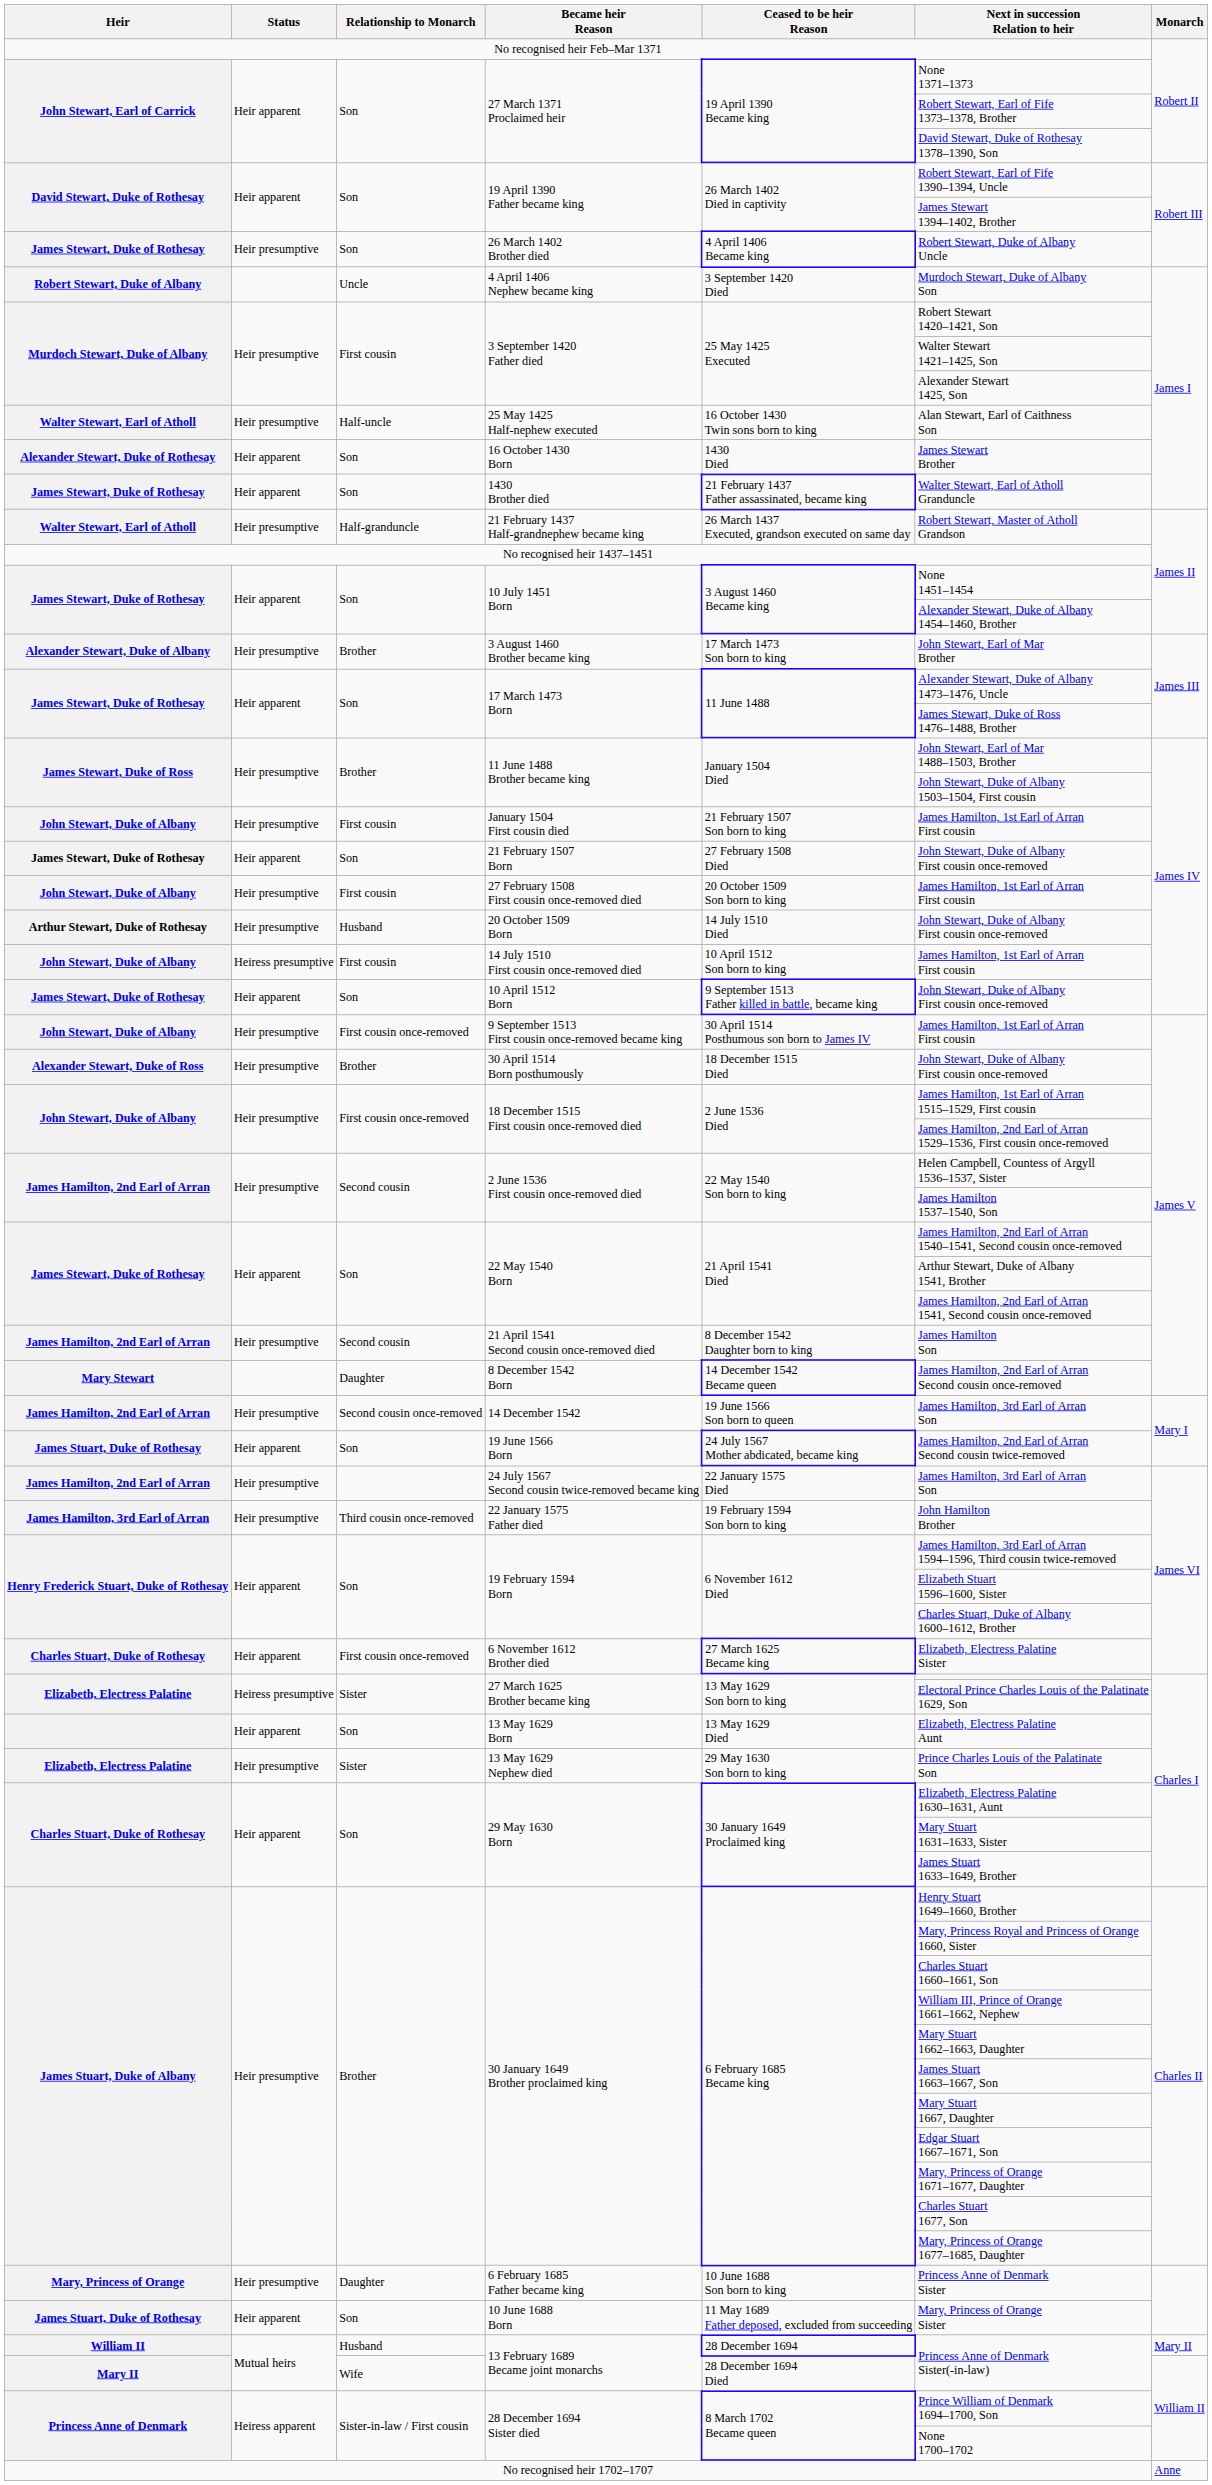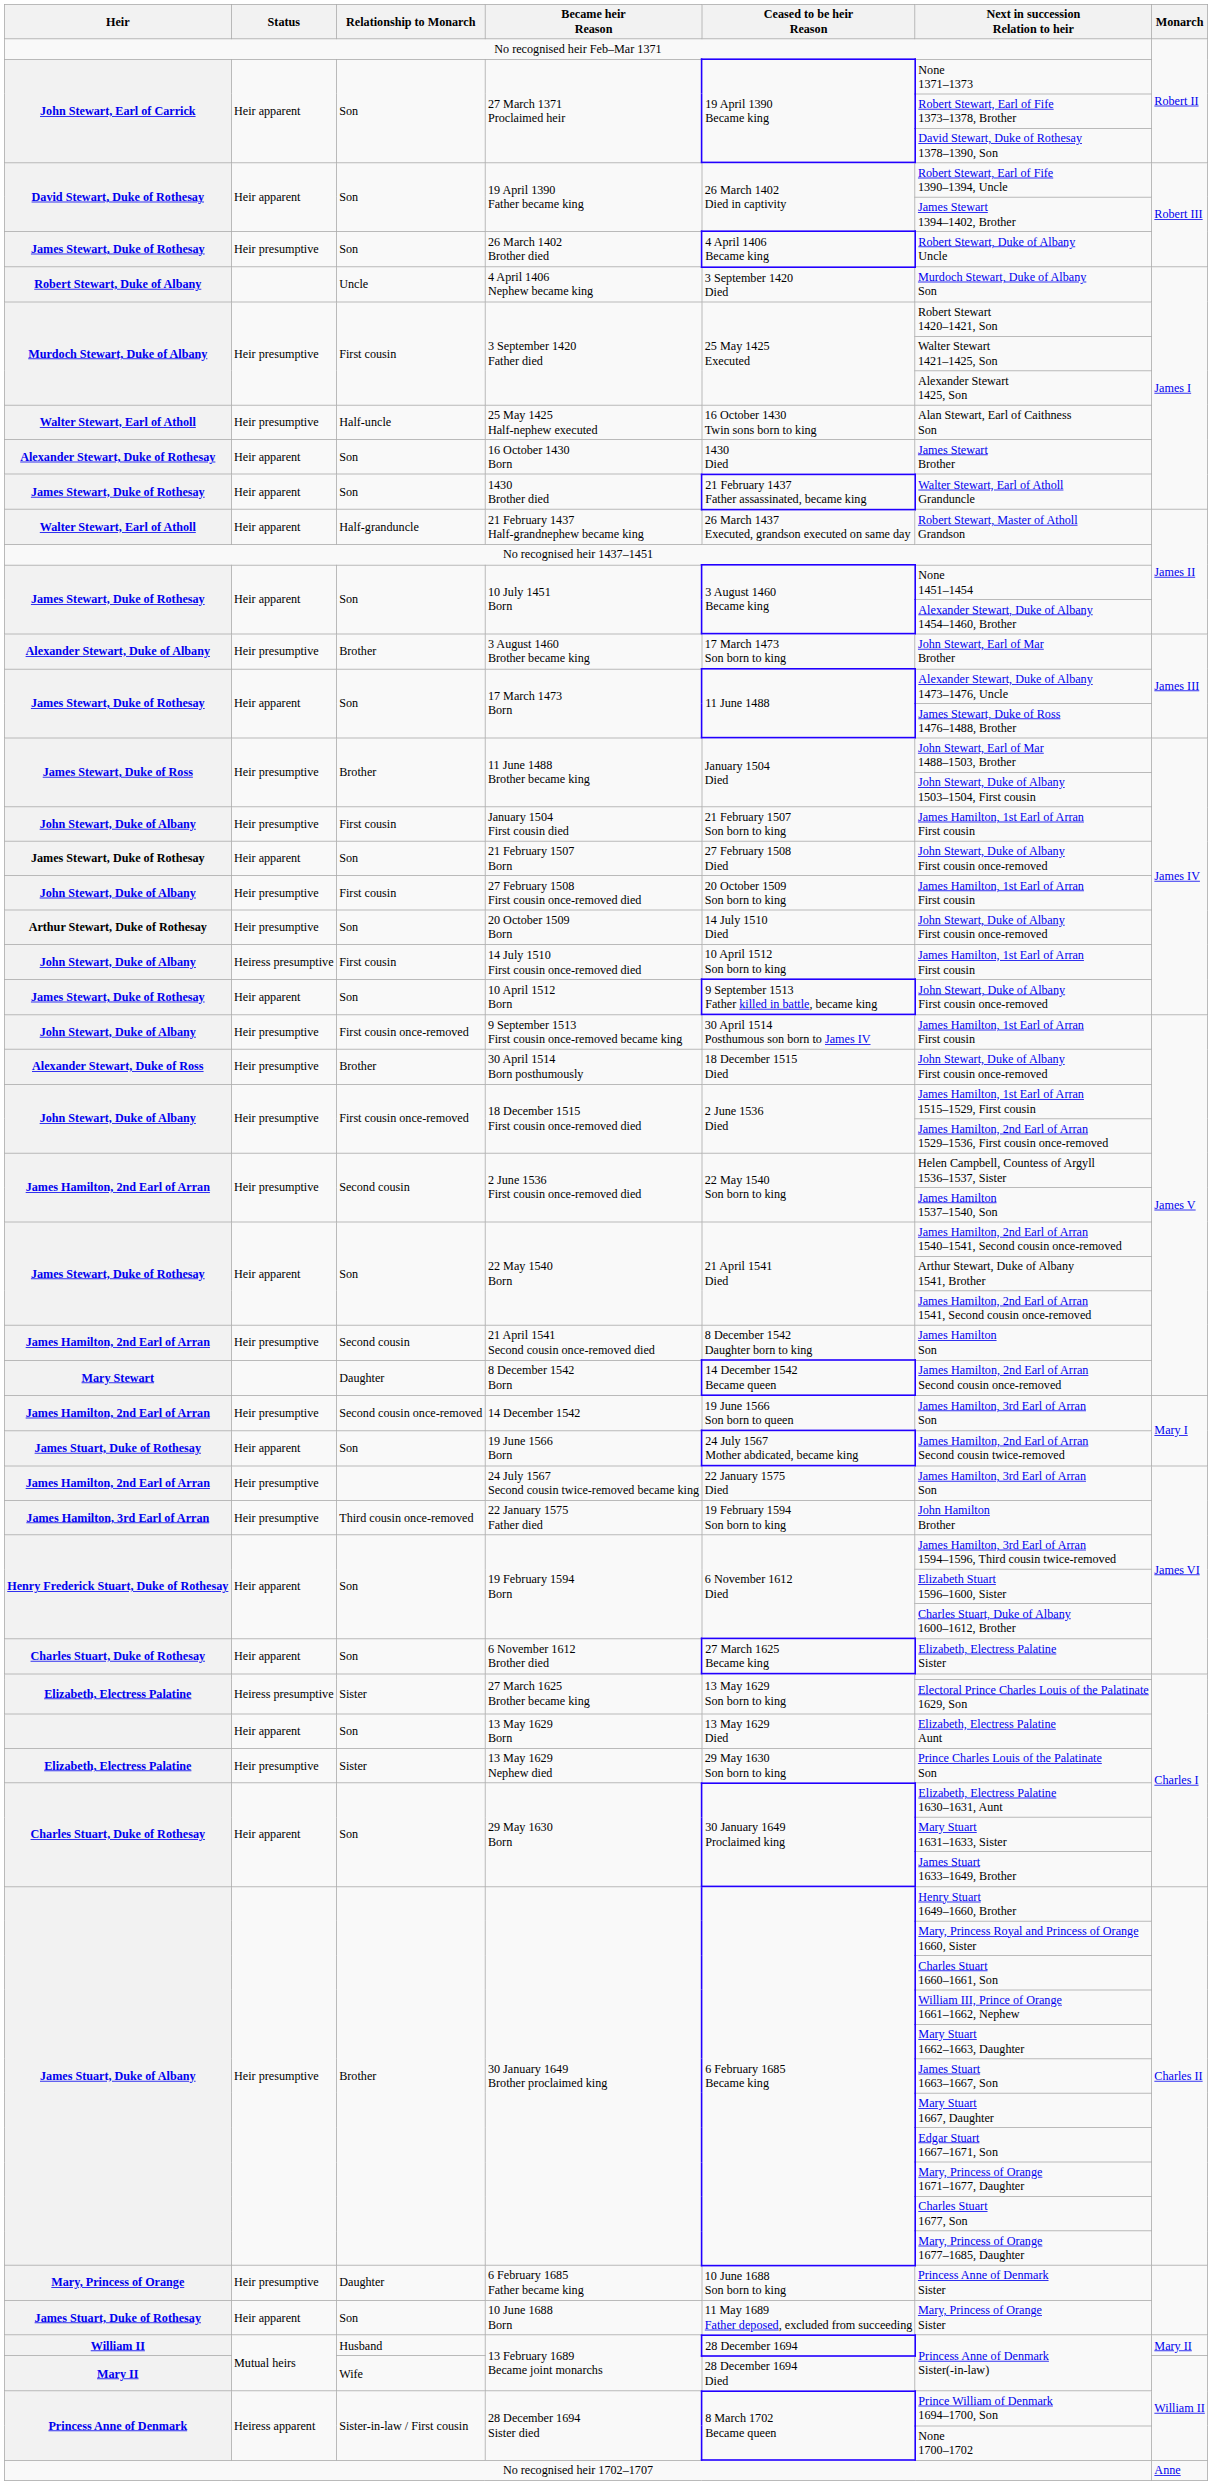(276, 527) Heir presumptive -> (267, 527) Heir apparent
(361, 927) Husband -> (349, 927) Son
(404, 1656) First cousin once-removed -> (349, 1656) Son
